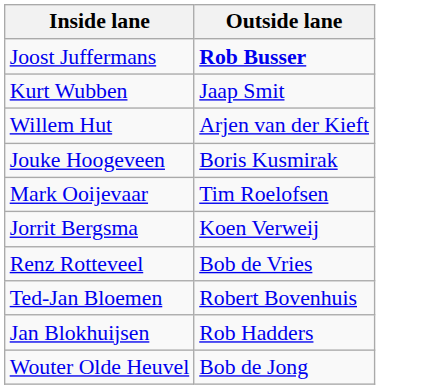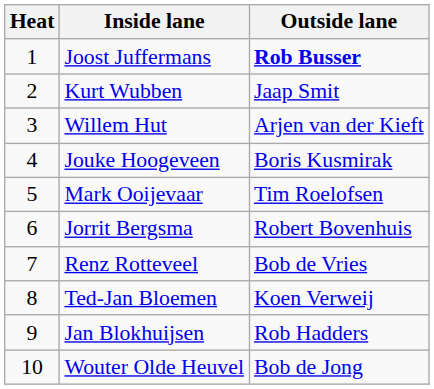+ column: (32, 21)
(259, 228) Koen Verweij -> (333, 228) Robert Bovenhuis
(278, 297) Robert Bovenhuis -> (314, 297) Koen Verweij
